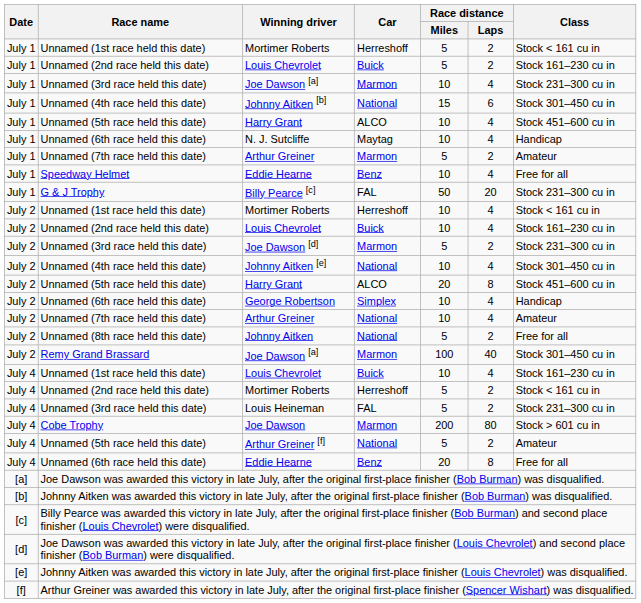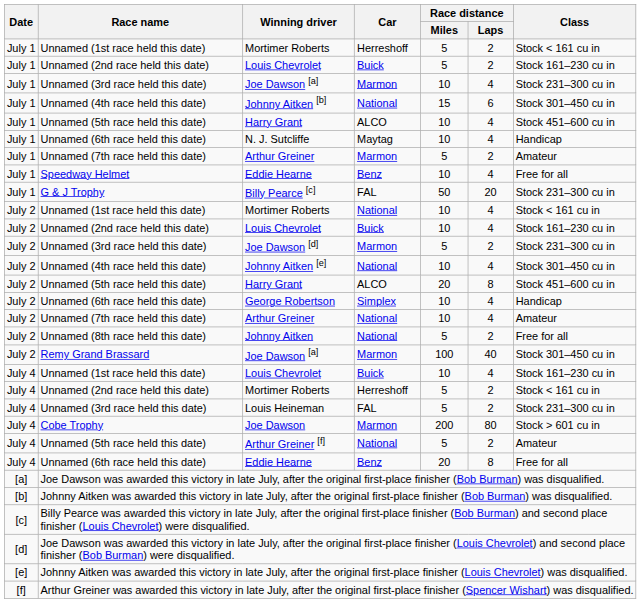(382, 210) Herreshoff -> (377, 210) National
